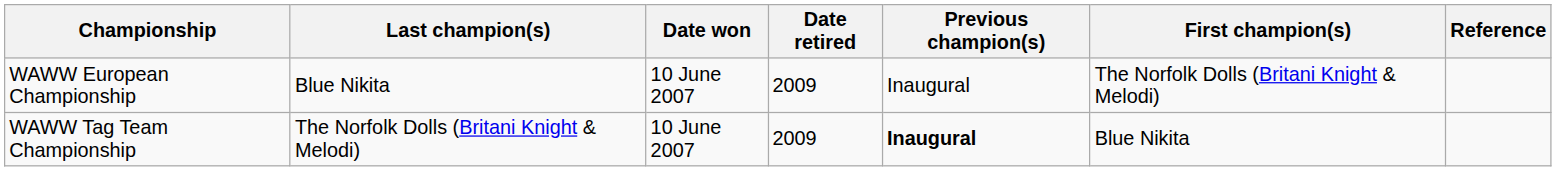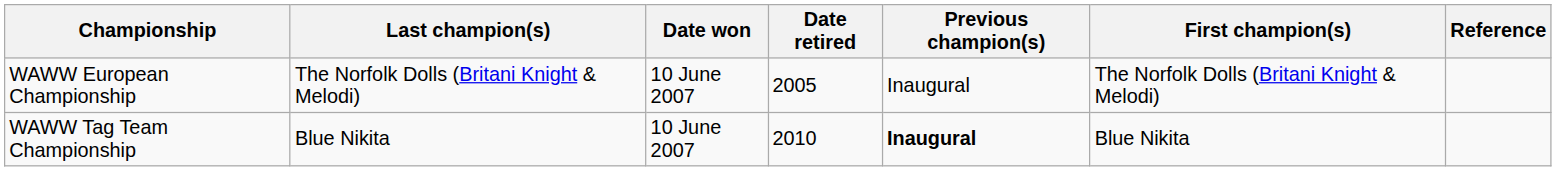(342, 85) Blue Nikita -> (445, 85) The Norfolk Dolls (Britani Knight & Melodi)
(795, 85) 2009 -> (795, 85) 2005
(445, 138) The Norfolk Dolls (Britani Knight & Melodi) -> (342, 138) Blue Nikita
(795, 138) 2009 -> (795, 138) 2010
